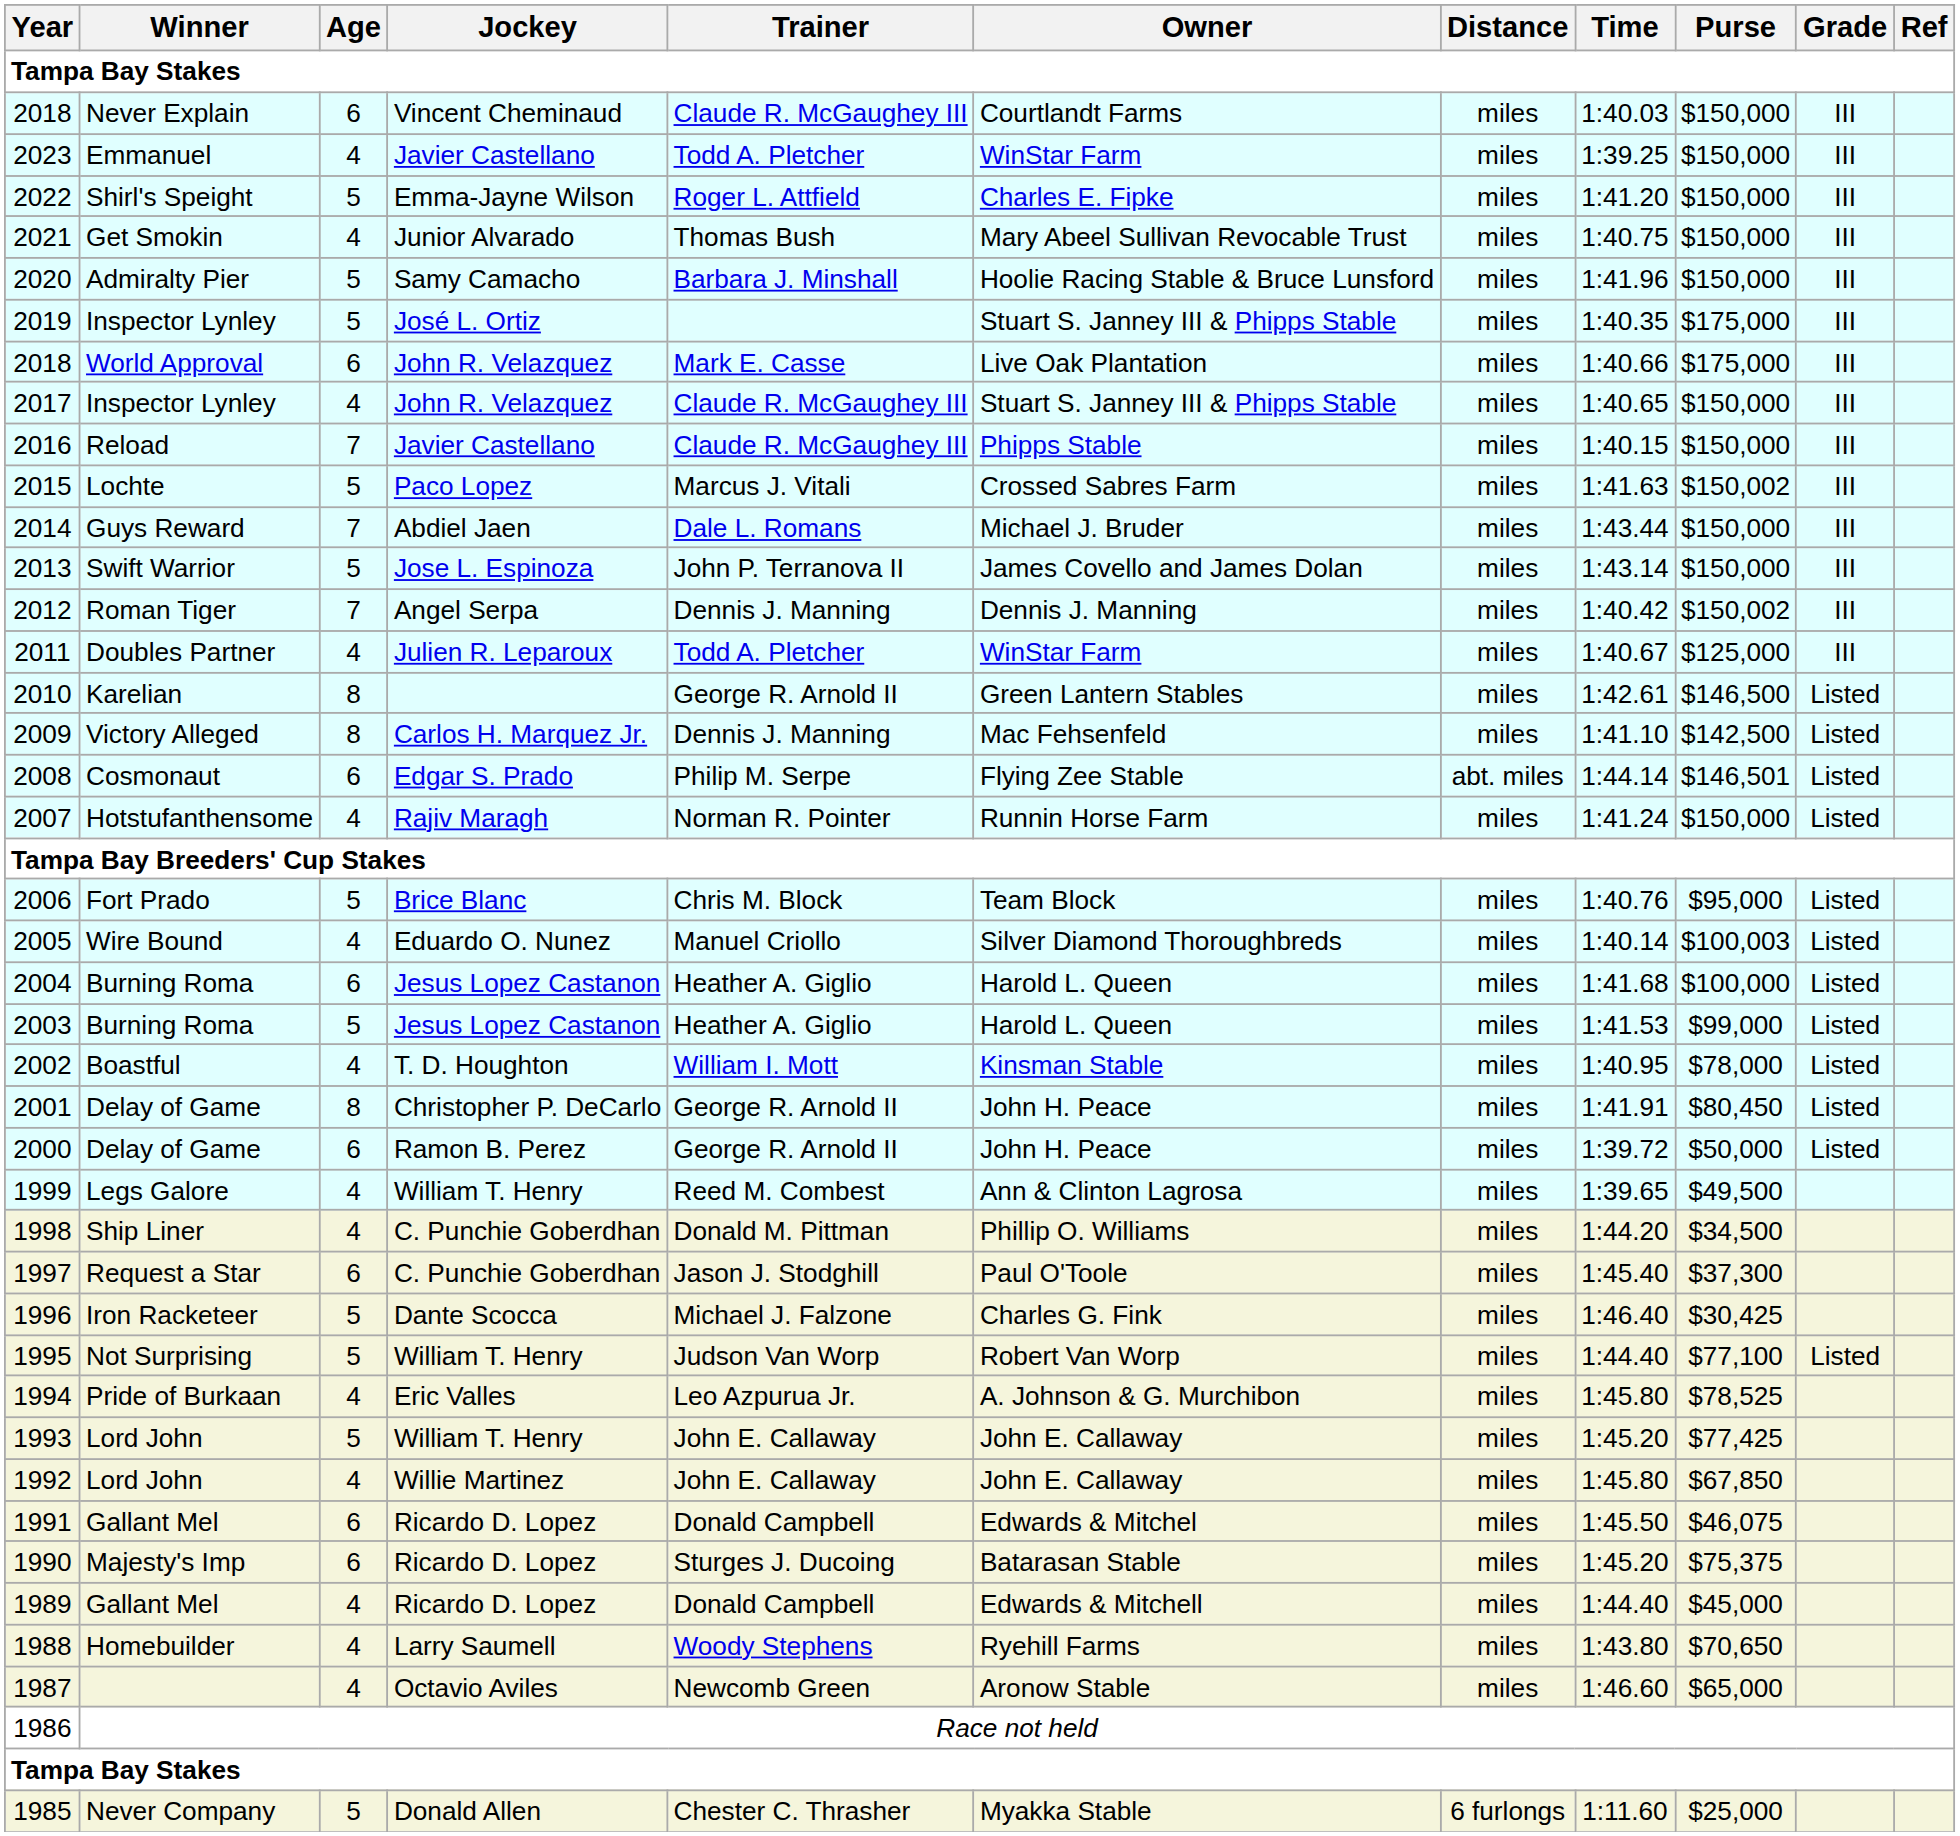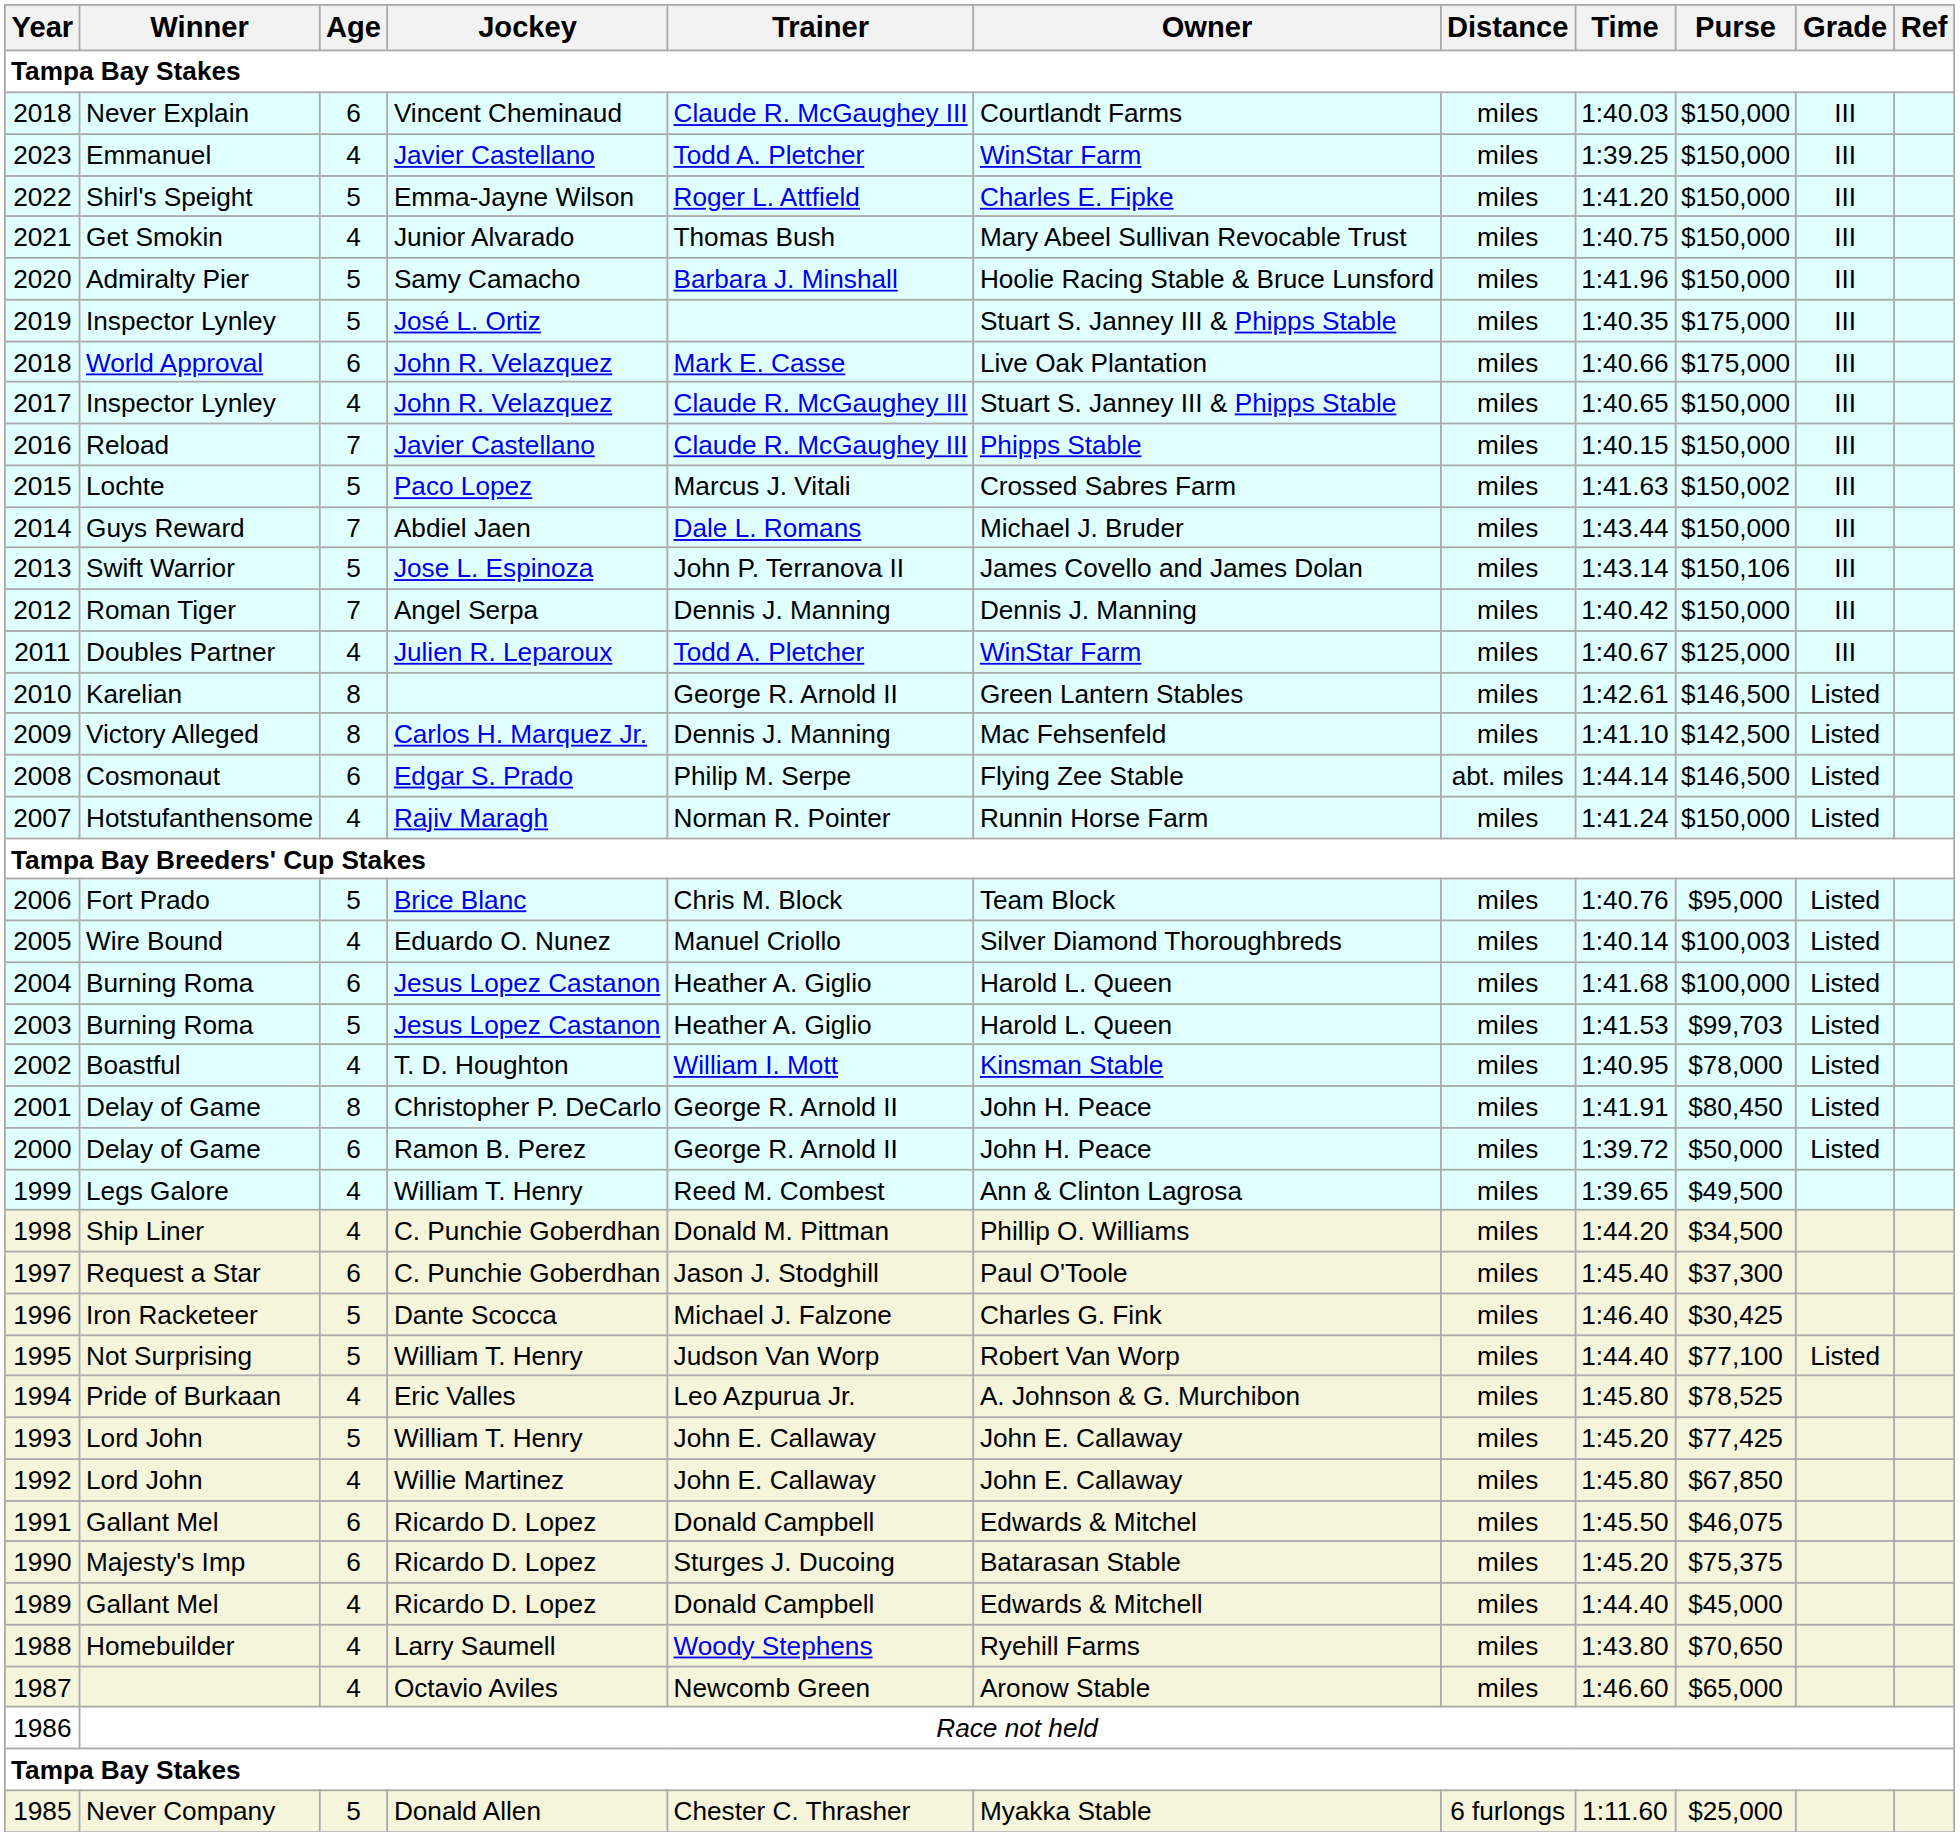(1736, 569) $150,000 -> (1736, 569) $150,106
(1736, 610) $150,002 -> (1736, 610) $150,000
(1736, 776) $146,501 -> (1736, 776) $146,500
(1736, 1024) $99,000 -> (1736, 1024) $99,703
